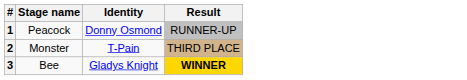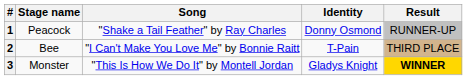+ column: (192, 13)
(49, 48) Monster -> (49, 48) Bee
(49, 65) Bee -> (49, 65) Monster
